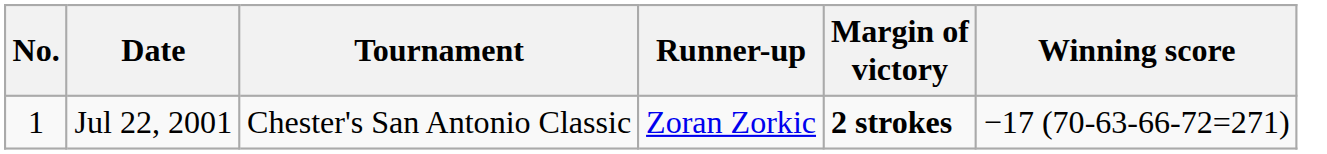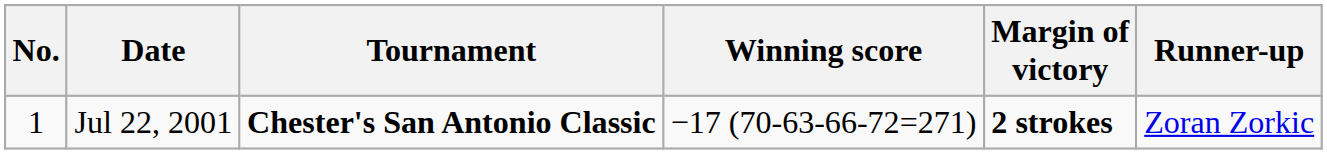columns swapped: (1137, 50) <-> (731, 50)
(439, 121) normal -> (451, 121) bold
